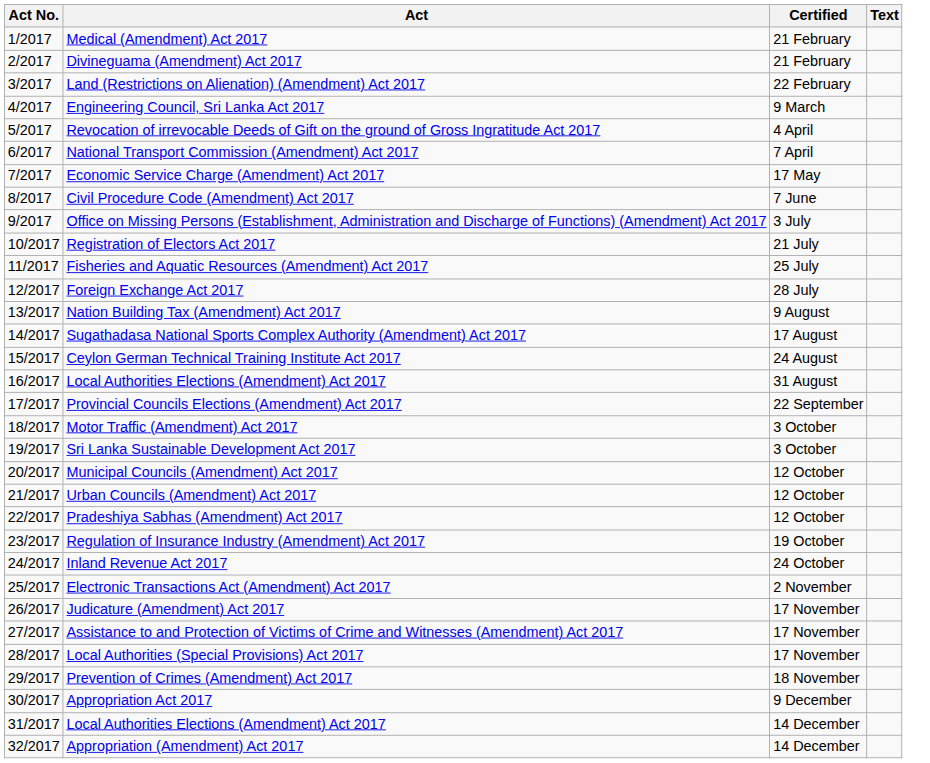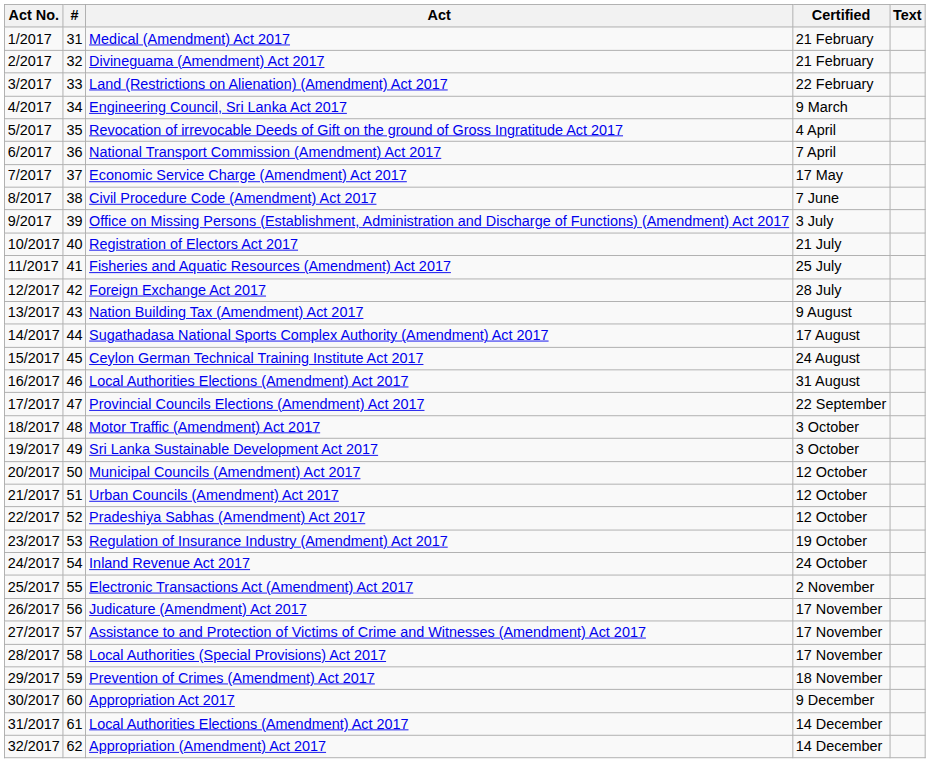+ column: (74, 15)
